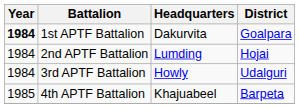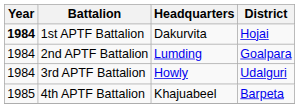(266, 34) Goalpara -> (255, 34) Hojai
(255, 53) Hojai -> (266, 53) Goalpara
